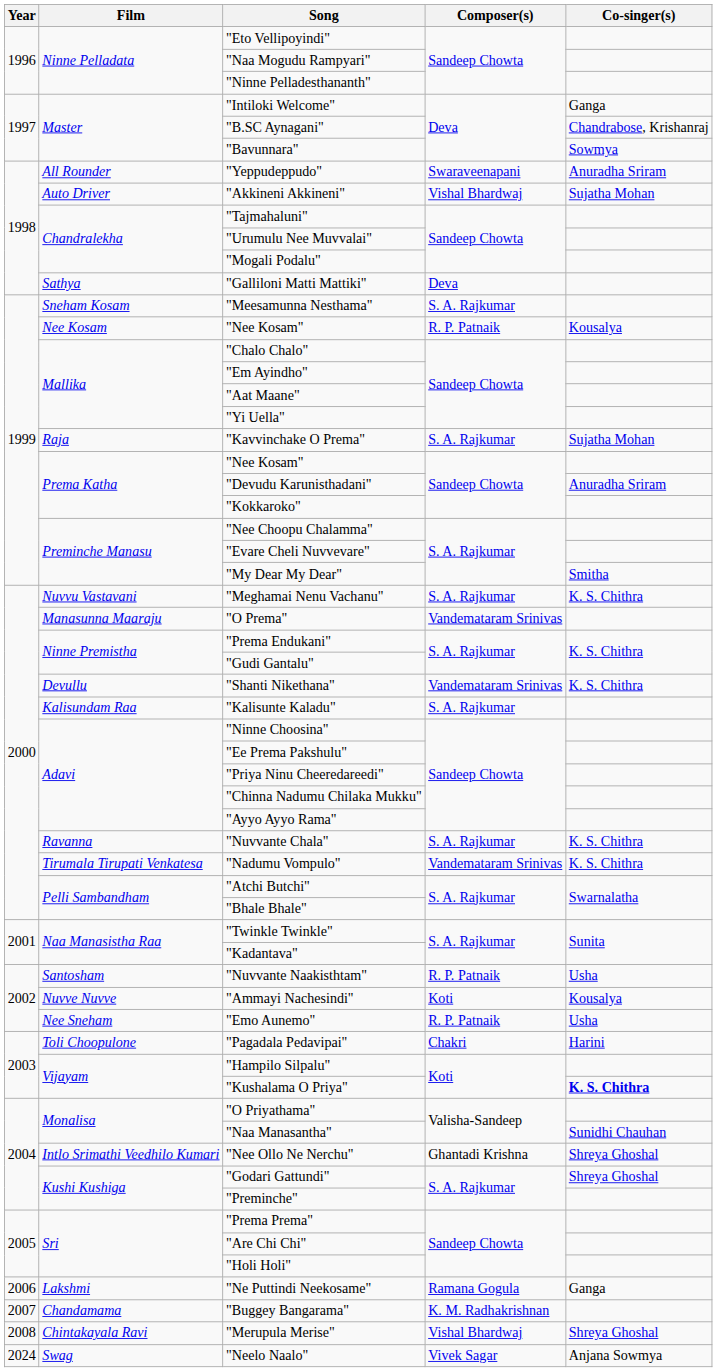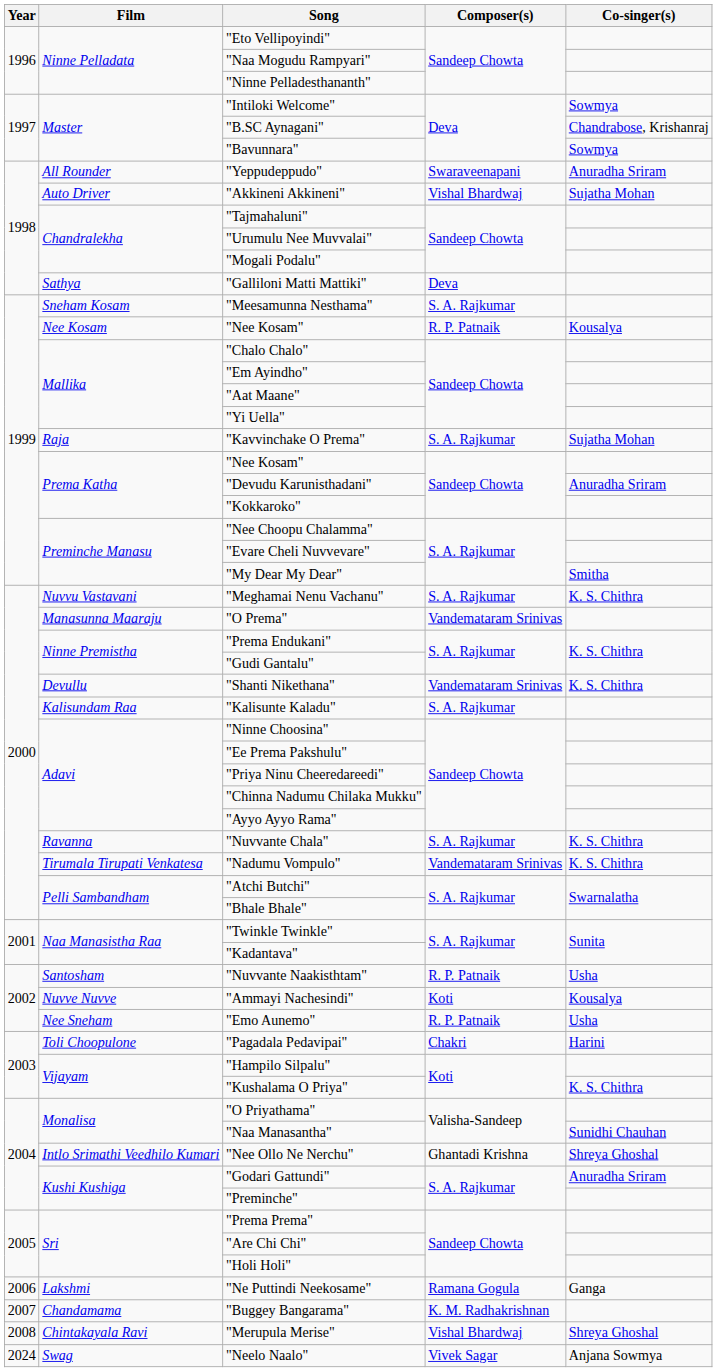(587, 104) Ganga -> (593, 104) Sowmya
(609, 1087) bold -> (606, 1087) normal
(614, 1176) Shreya Ghoshal -> (617, 1176) Anuradha Sriram
